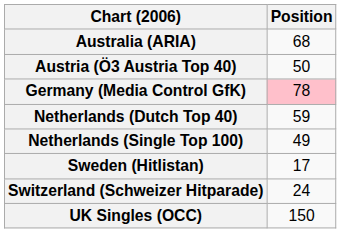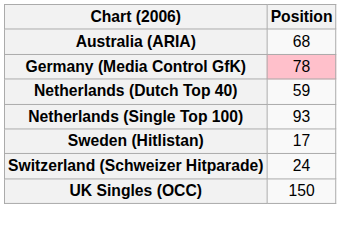- row: (136, 66)
(302, 141) 49 -> (302, 116) 93
